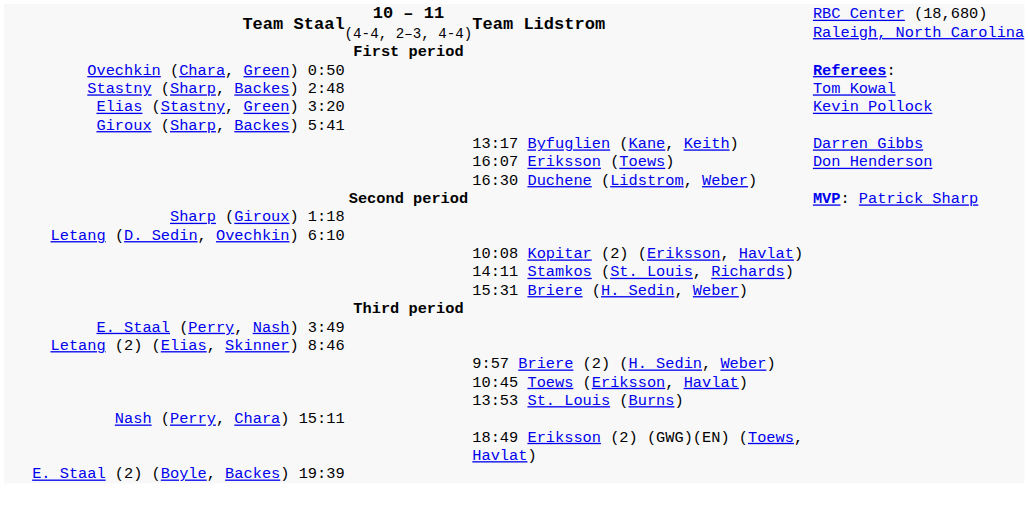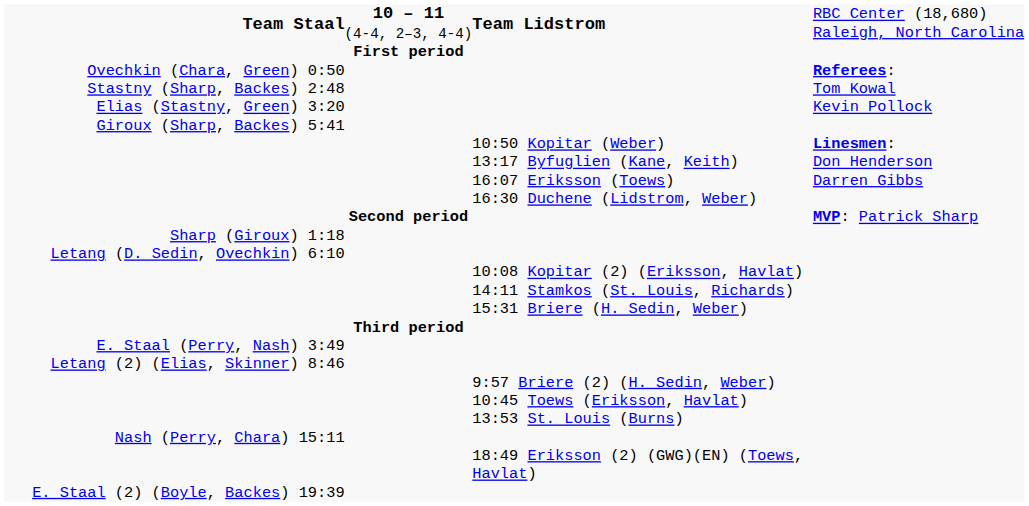+ row: (174, 144)
(868, 144) Darren Gibbs -> (873, 163) Don Henderson
(873, 163) Don Henderson -> (868, 181) Darren Gibbs
